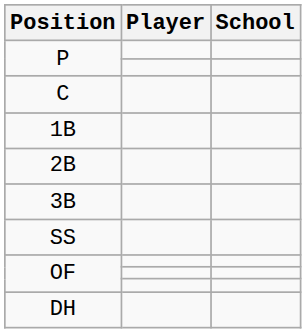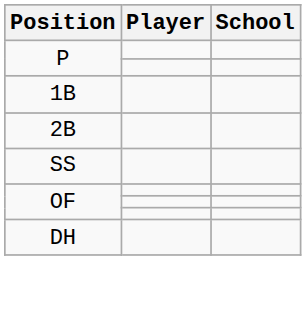- row: (63, 94)
- row: (63, 202)
